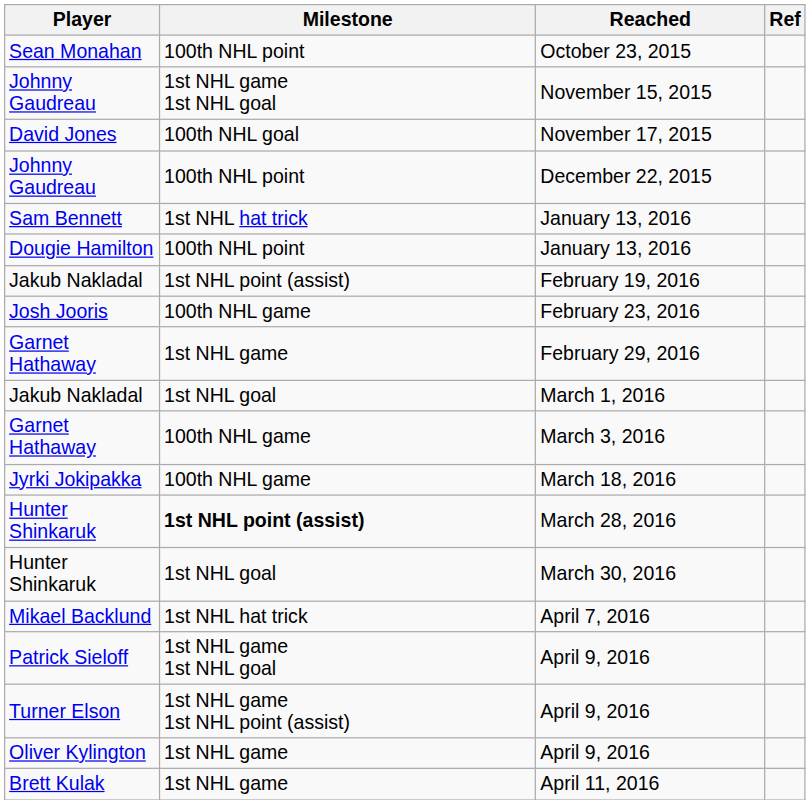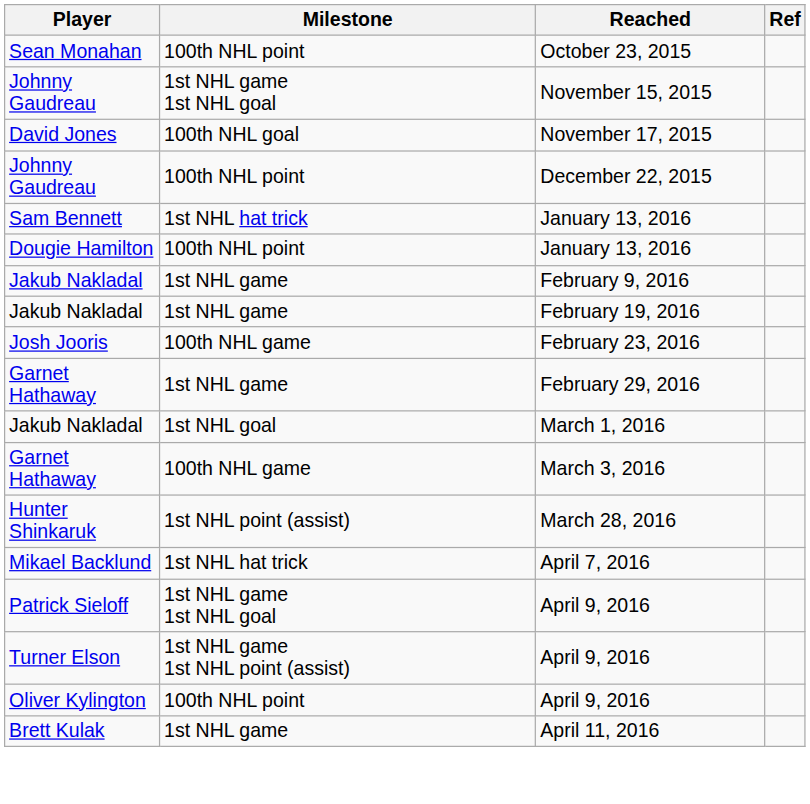+ row: (76, 280)
(257, 280) 1st NHL point (assist) -> (226, 311) 1st NHL game
- row: (75, 479)
(264, 521) bold -> (257, 521) normal
- row: (53, 574)
(226, 752) 1st NHL game -> (234, 699) 100th NHL point
